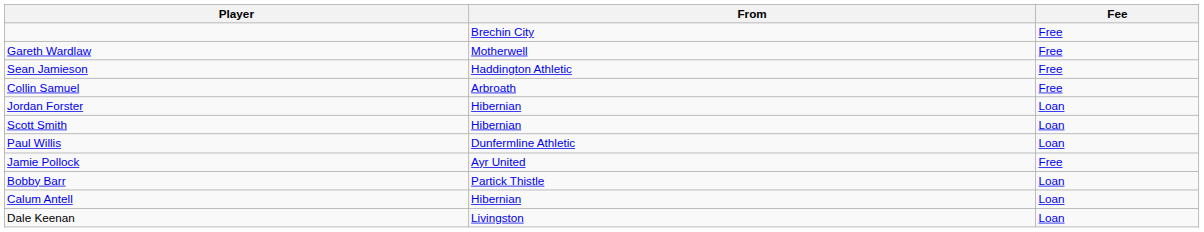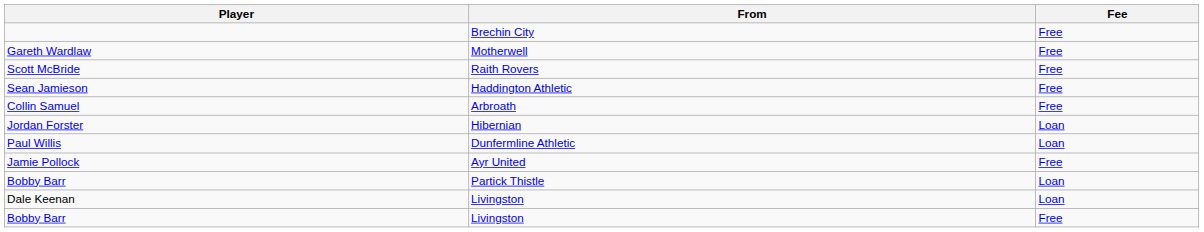+ row: (43, 69)
- row: (37, 125)
- row: (40, 199)
+ row: (36, 218)
